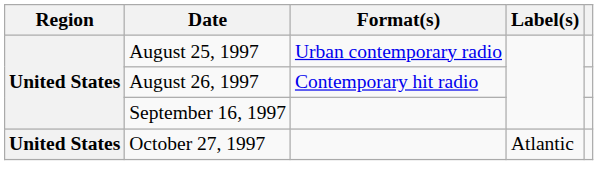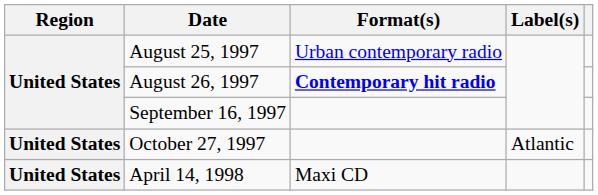(387, 81) normal -> (395, 81) bold
+ row: (186, 174)
